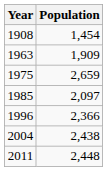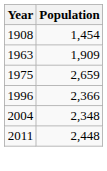- row: (20, 95)
(85, 136) 2,438 -> (85, 115) 2,348
